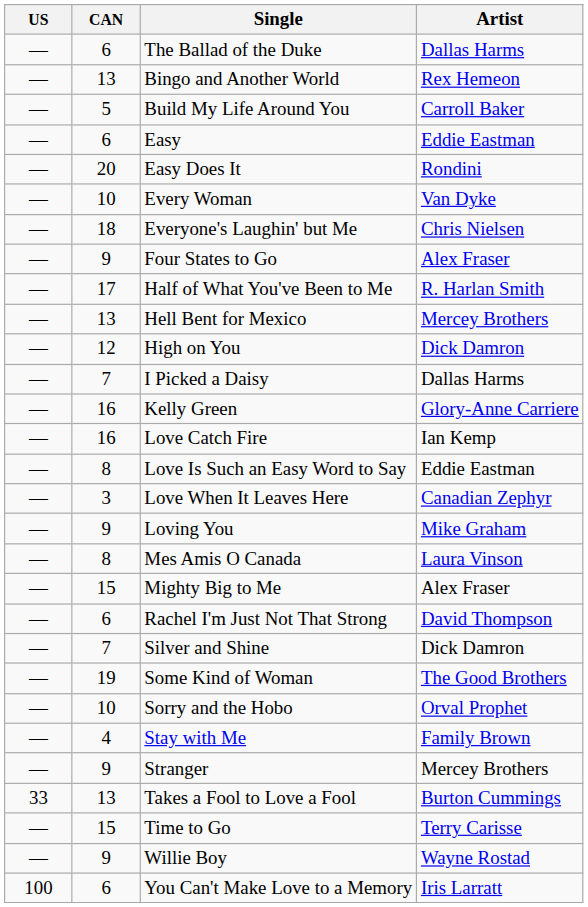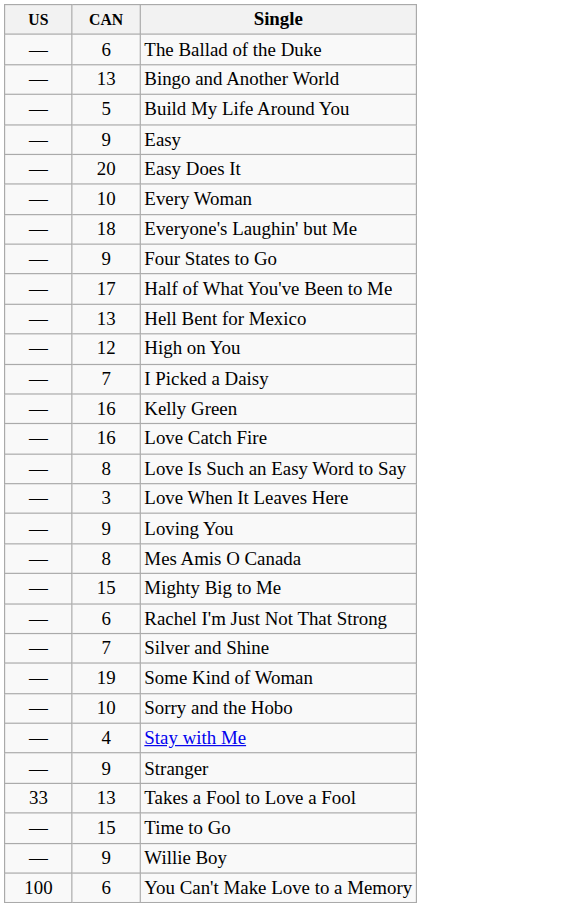- column: (500, 19)
(106, 139) 6 -> (106, 139) 9
